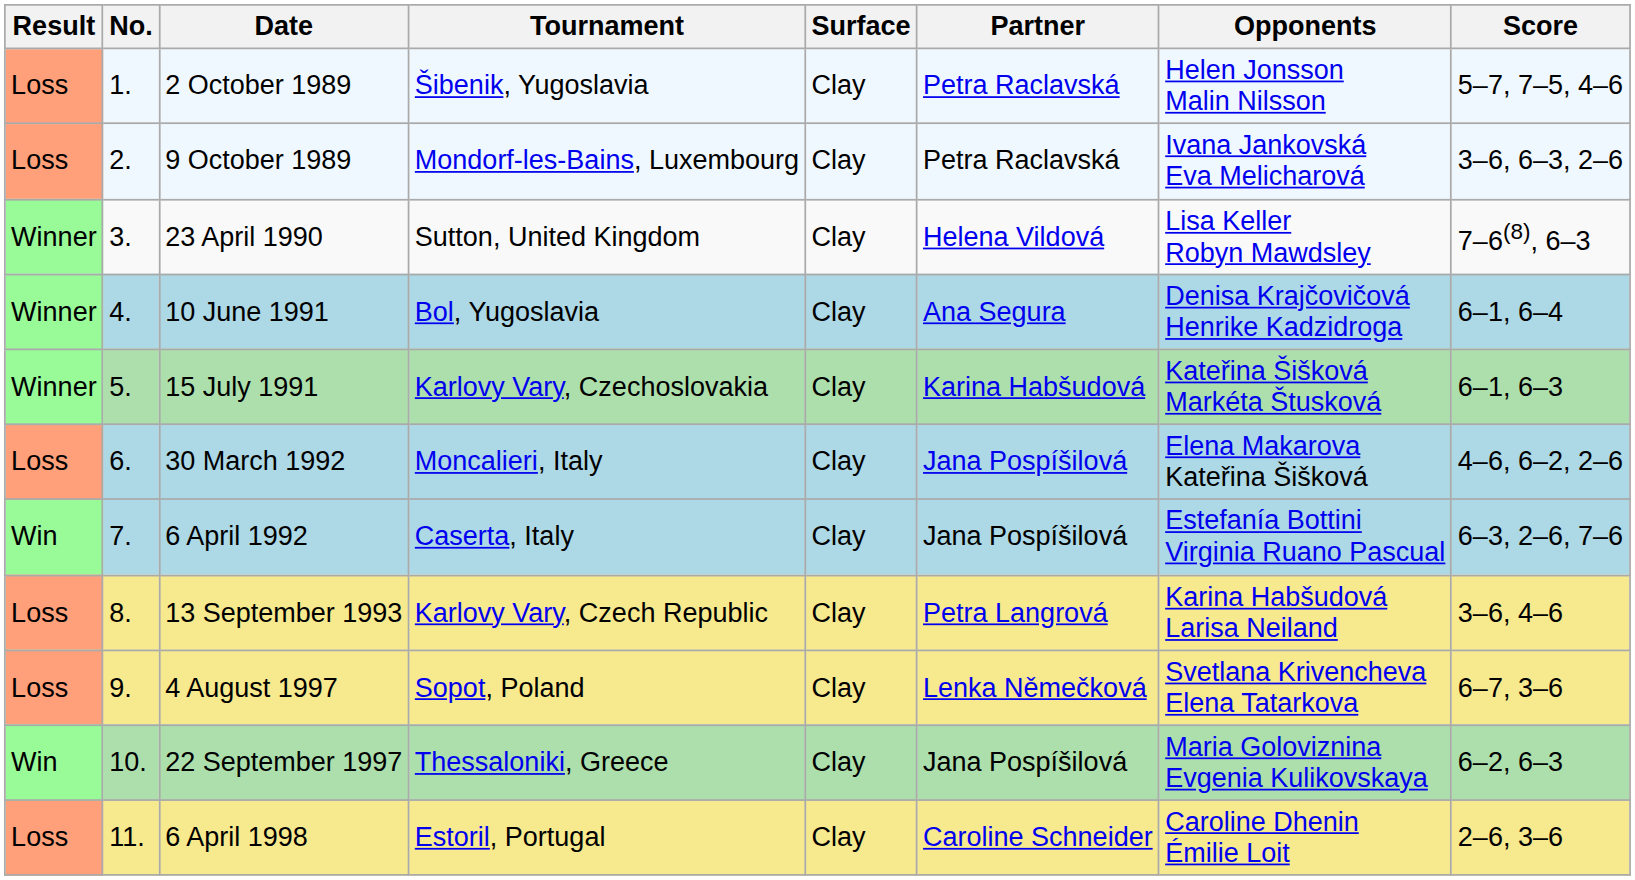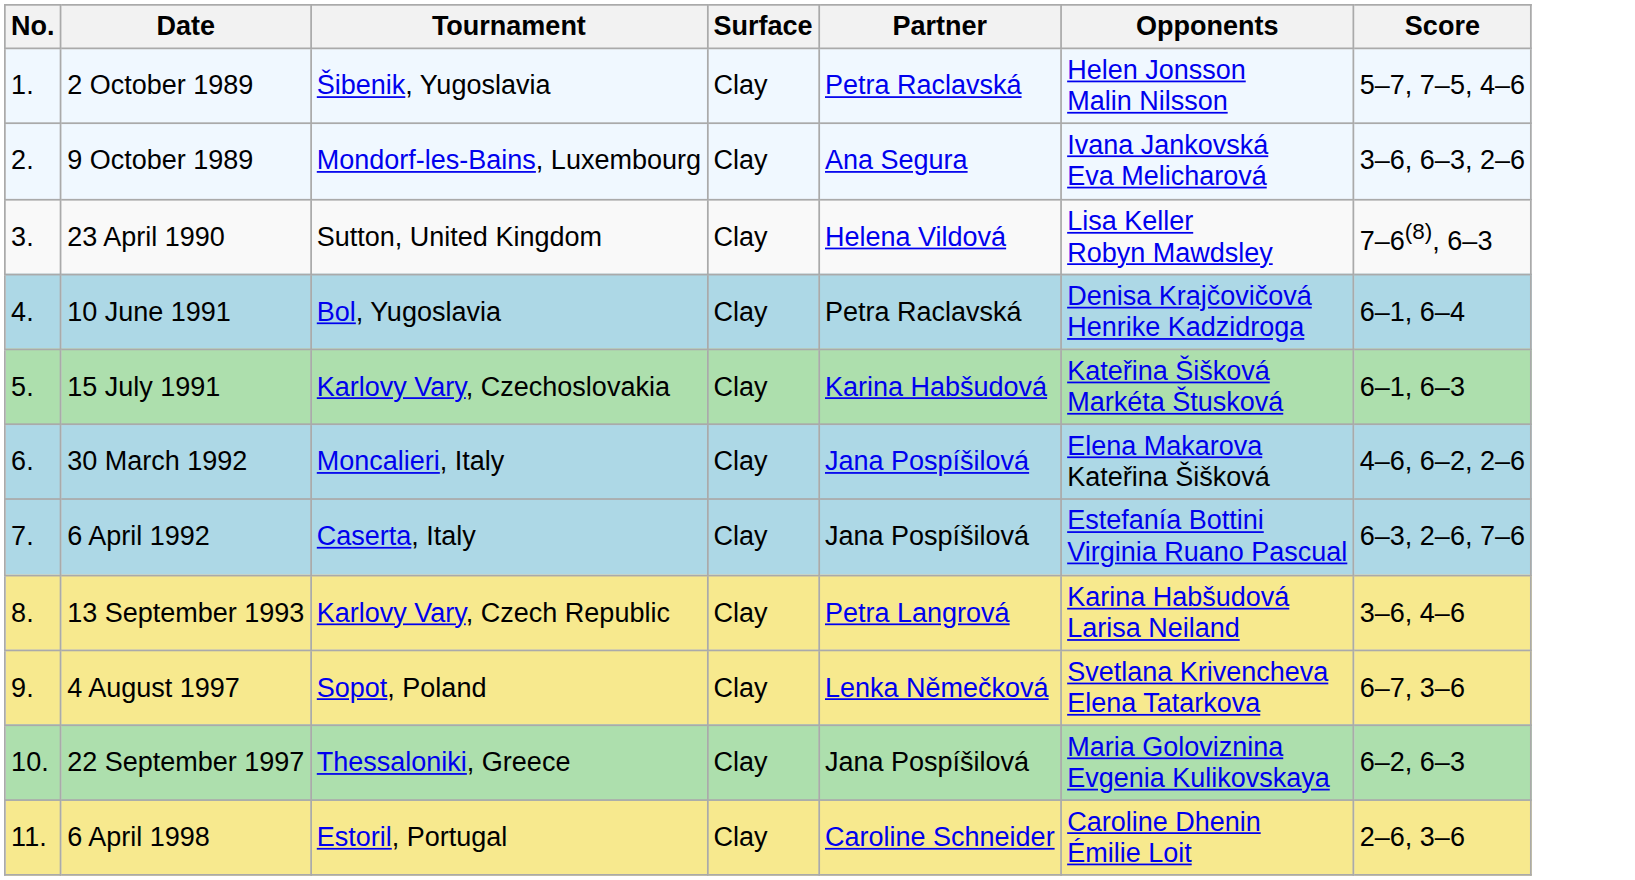- column: (54, 25)
(1021, 160) Petra Raclavská -> (896, 160) Ana Segura
(994, 310) Ana Segura -> (923, 310) Petra Raclavská
